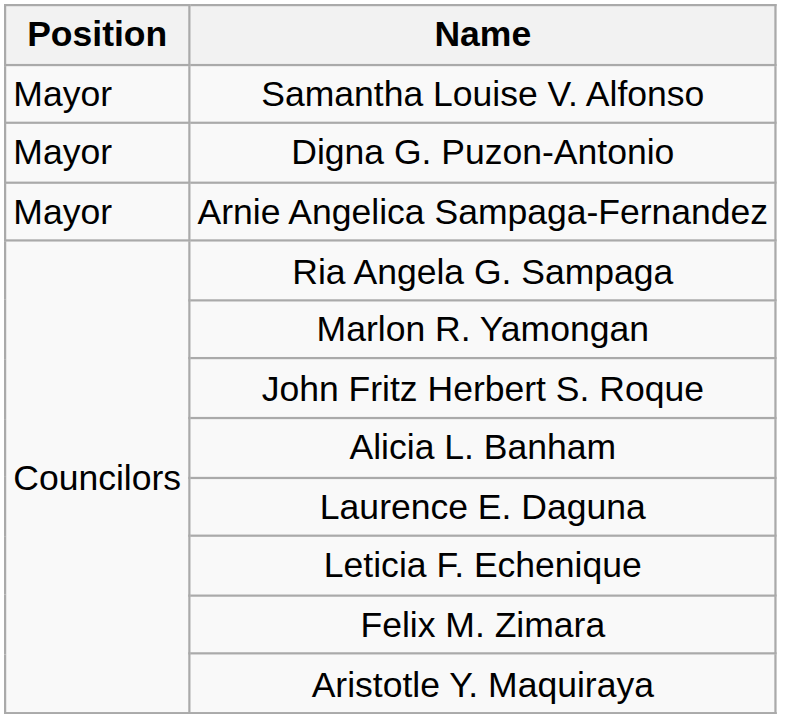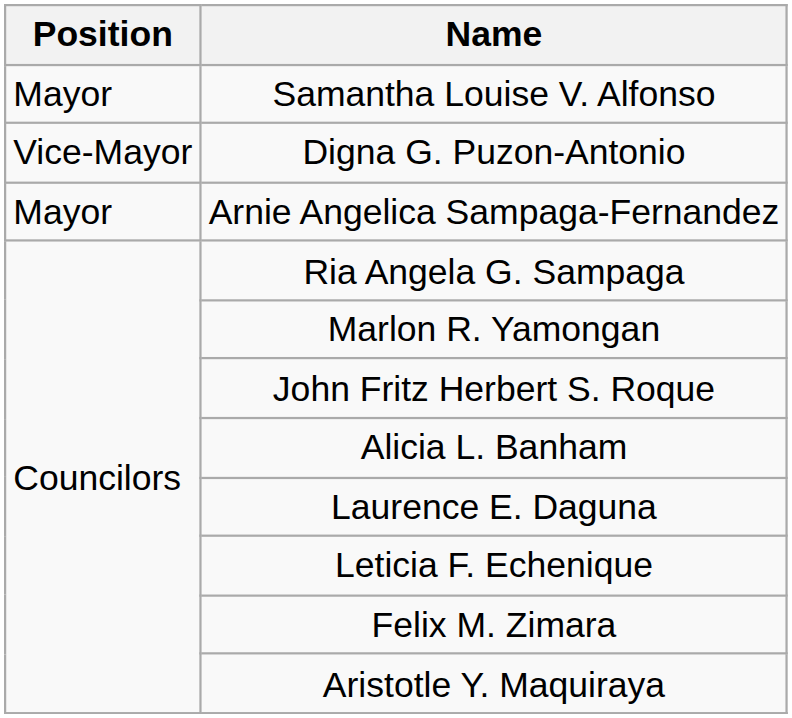(63, 152) Mayor -> (103, 152) Vice-Mayor
